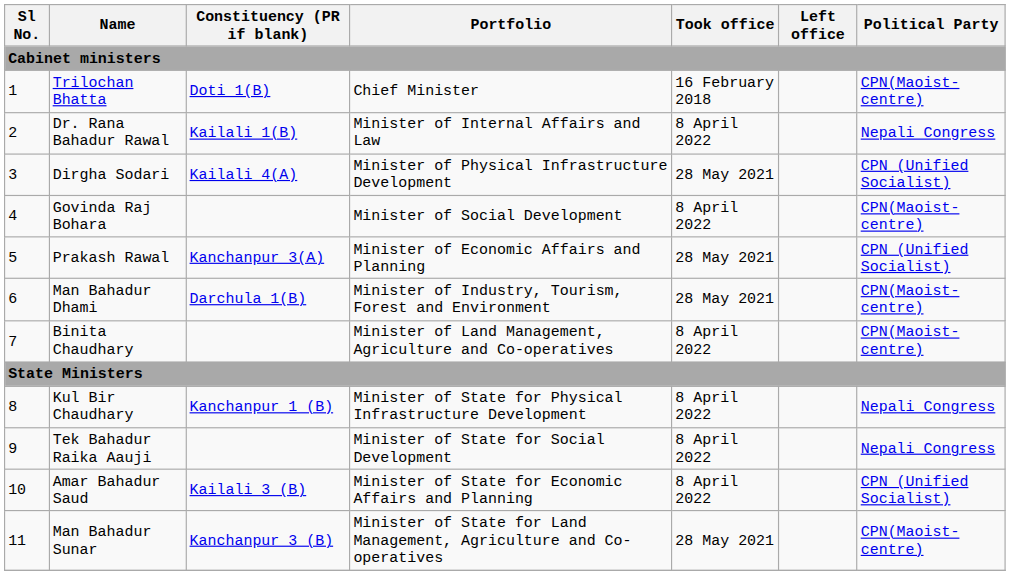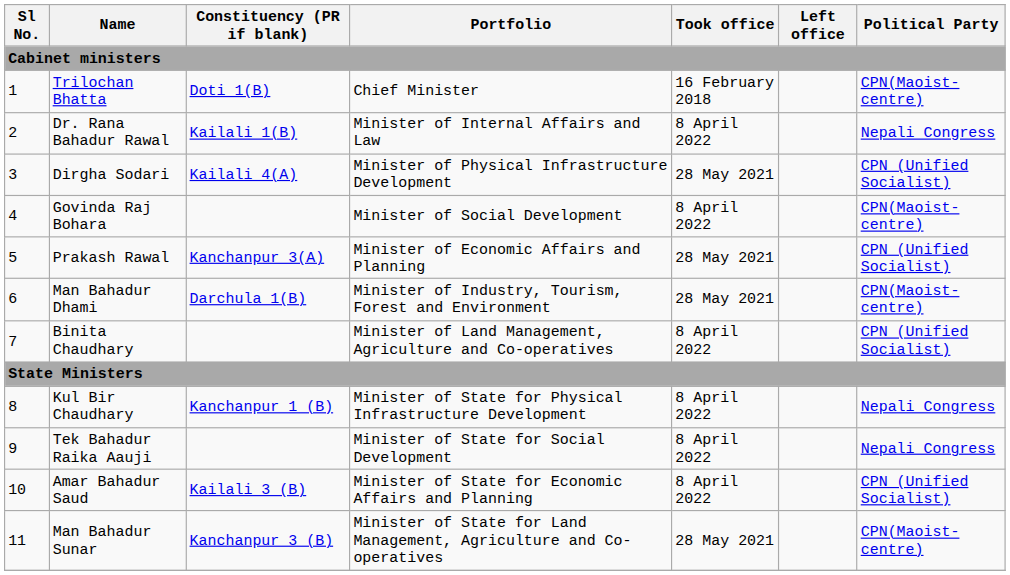(910, 341) CPN(Maoist-centre) -> (915, 341) CPN (Unified Socialist)
